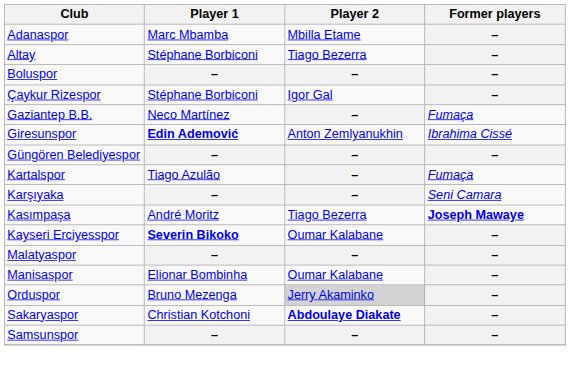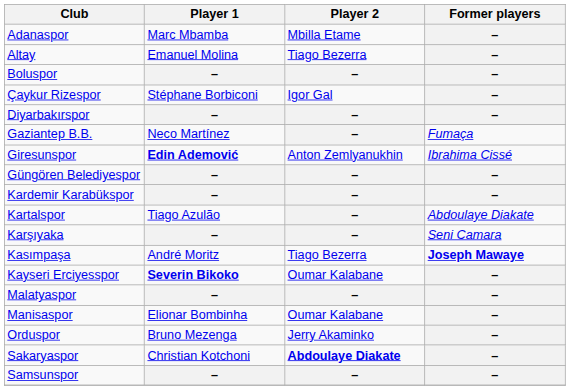(203, 54) Stéphane Borbiconi -> (193, 54) Emanuel Molina
+ row: (48, 114)
+ row: (71, 194)
(451, 174) Fumaça -> (481, 214) Abdoulaye Diakate
(331, 295) lightgrey background -> (331, 335) no background
